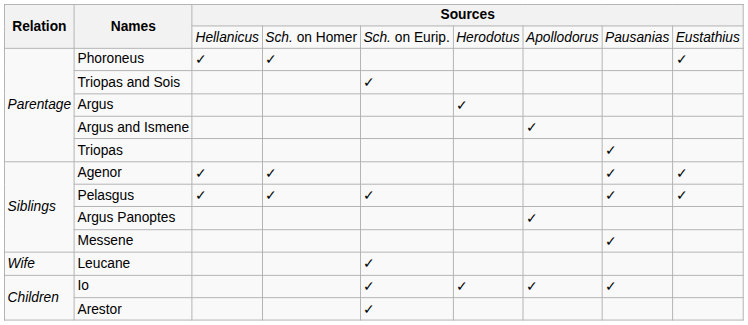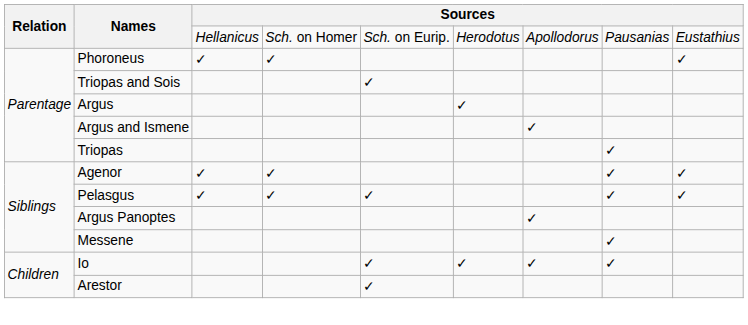- row: (104, 263)
